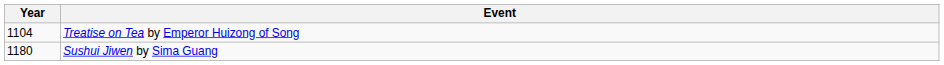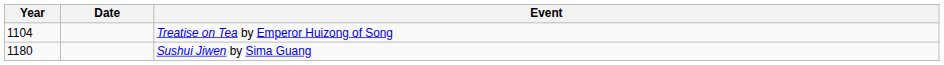+ column: (107, 13)
